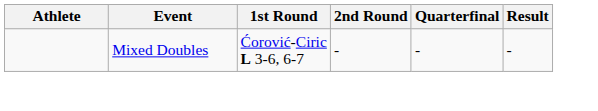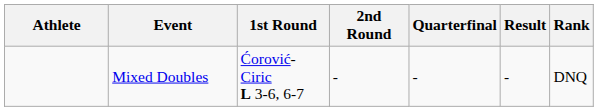+ column: (572, 25)
